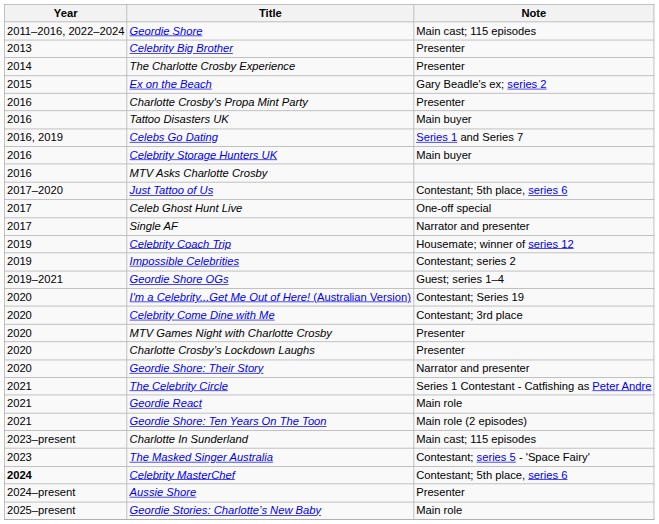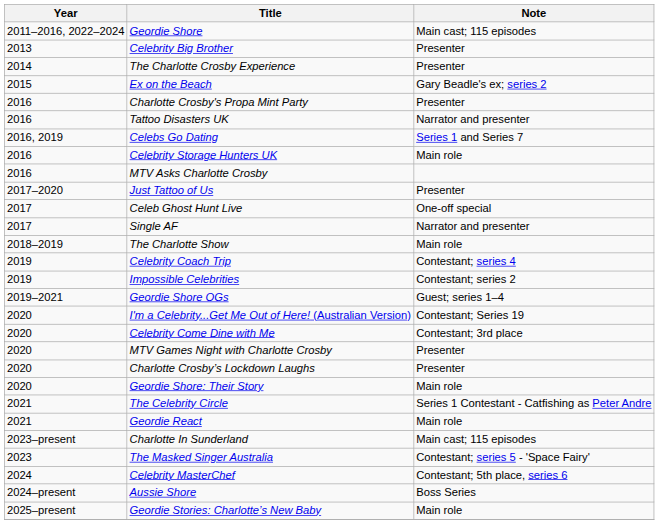(444, 119) Main buyer -> (473, 119) Narrator and presenter
(444, 155) Main buyer -> (439, 155) Main role
(492, 191) Contestant; 5th place, series 6 -> (440, 191) Presenter
+ row: (179, 244)
(495, 244) Housemate; winner of series 12 -> (466, 262) Contestant; series 4
(473, 368) Narrator and presenter -> (439, 386) Main role
- row: (228, 421)
(19, 475) bold -> (19, 475) normal
(440, 492) Presenter -> (446, 492) Boss Series
